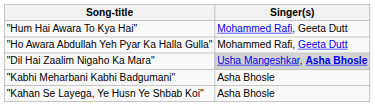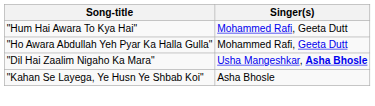(292, 61) lightgrey background -> (292, 61) no background
- row: (91, 77)
